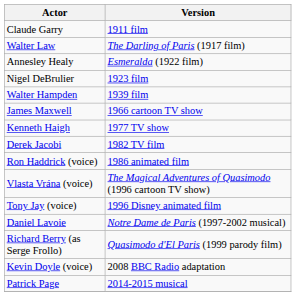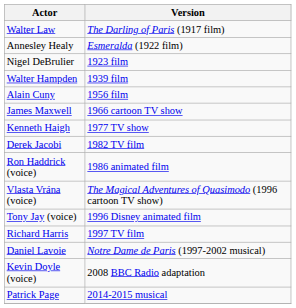- row: (35, 29)
+ row: (31, 95)
+ row: (37, 234)
- row: (44, 244)
